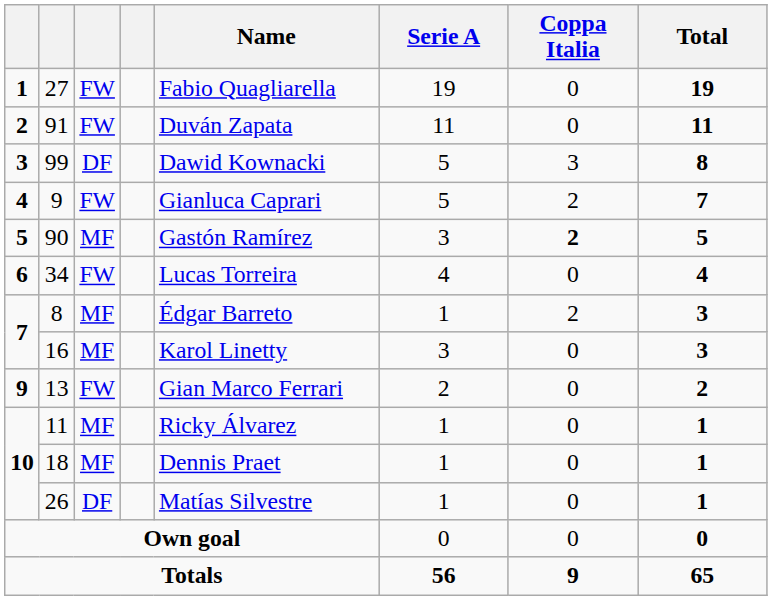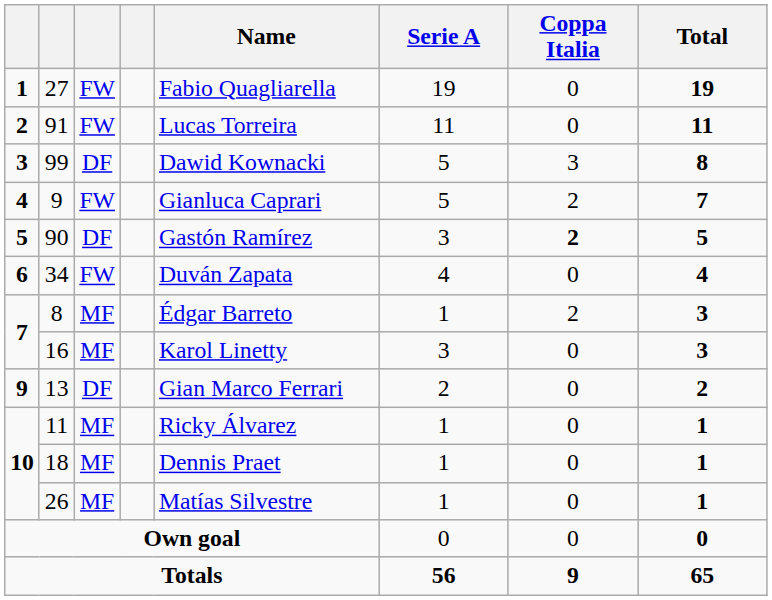(226, 125) Duván Zapata -> (228, 125) Lucas Torreira
(97, 237) MF -> (97, 237) DF
(228, 275) Lucas Torreira -> (226, 275) Duván Zapata
(97, 387) FW -> (97, 387) DF
(97, 500) DF -> (97, 500) MF
